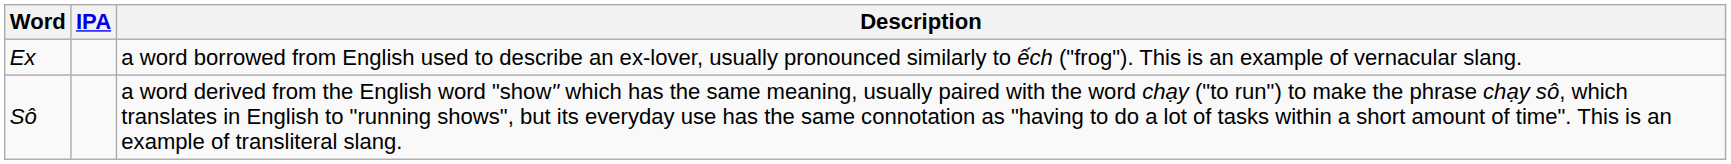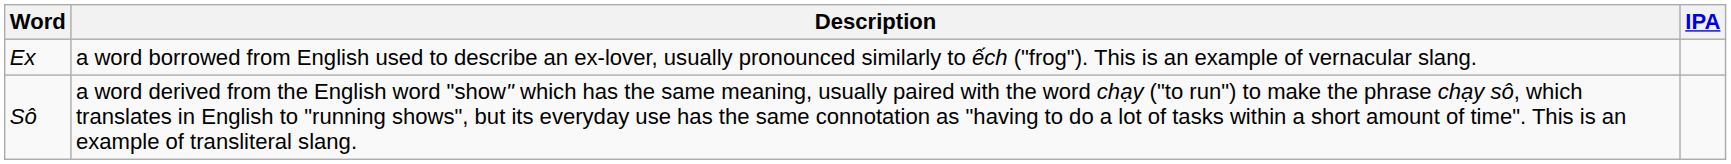columns swapped: (94, 22) <-> (921, 22)
